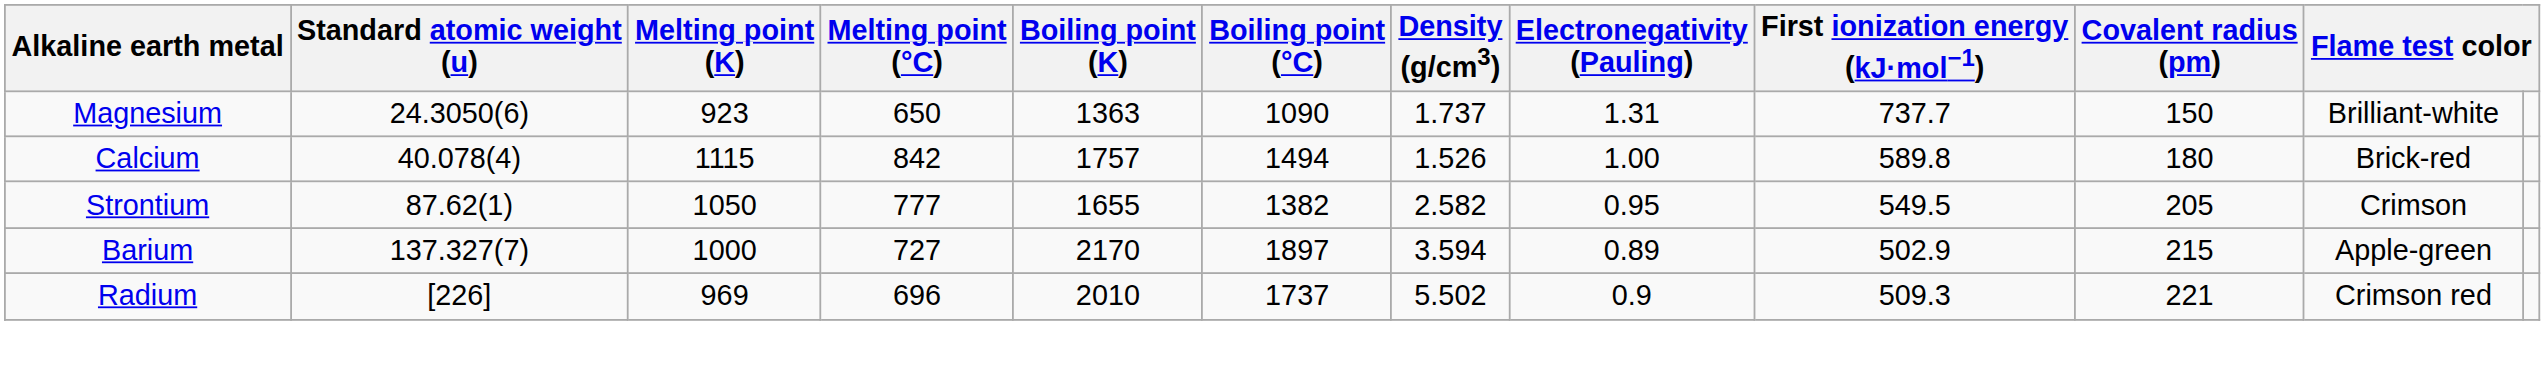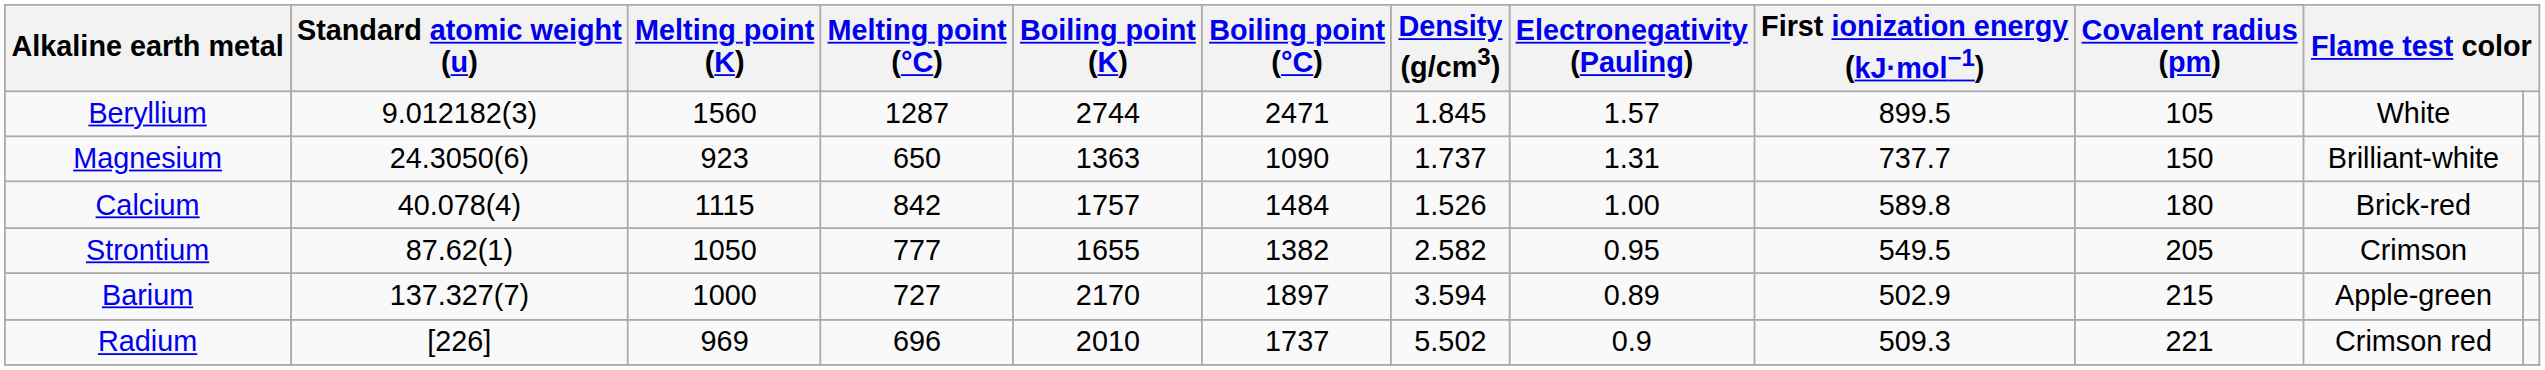+ row: (148, 113)
(1297, 158) 1494 -> (1297, 204) 1484
